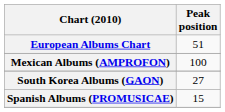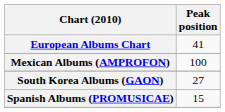(198, 44) 51 -> (198, 44) 41
